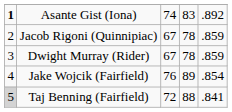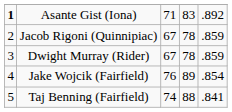(170, 14) 74 -> (170, 14) 71
(11, 96) lightgrey background -> (11, 96) no background
(170, 96) 72 -> (170, 96) 74
